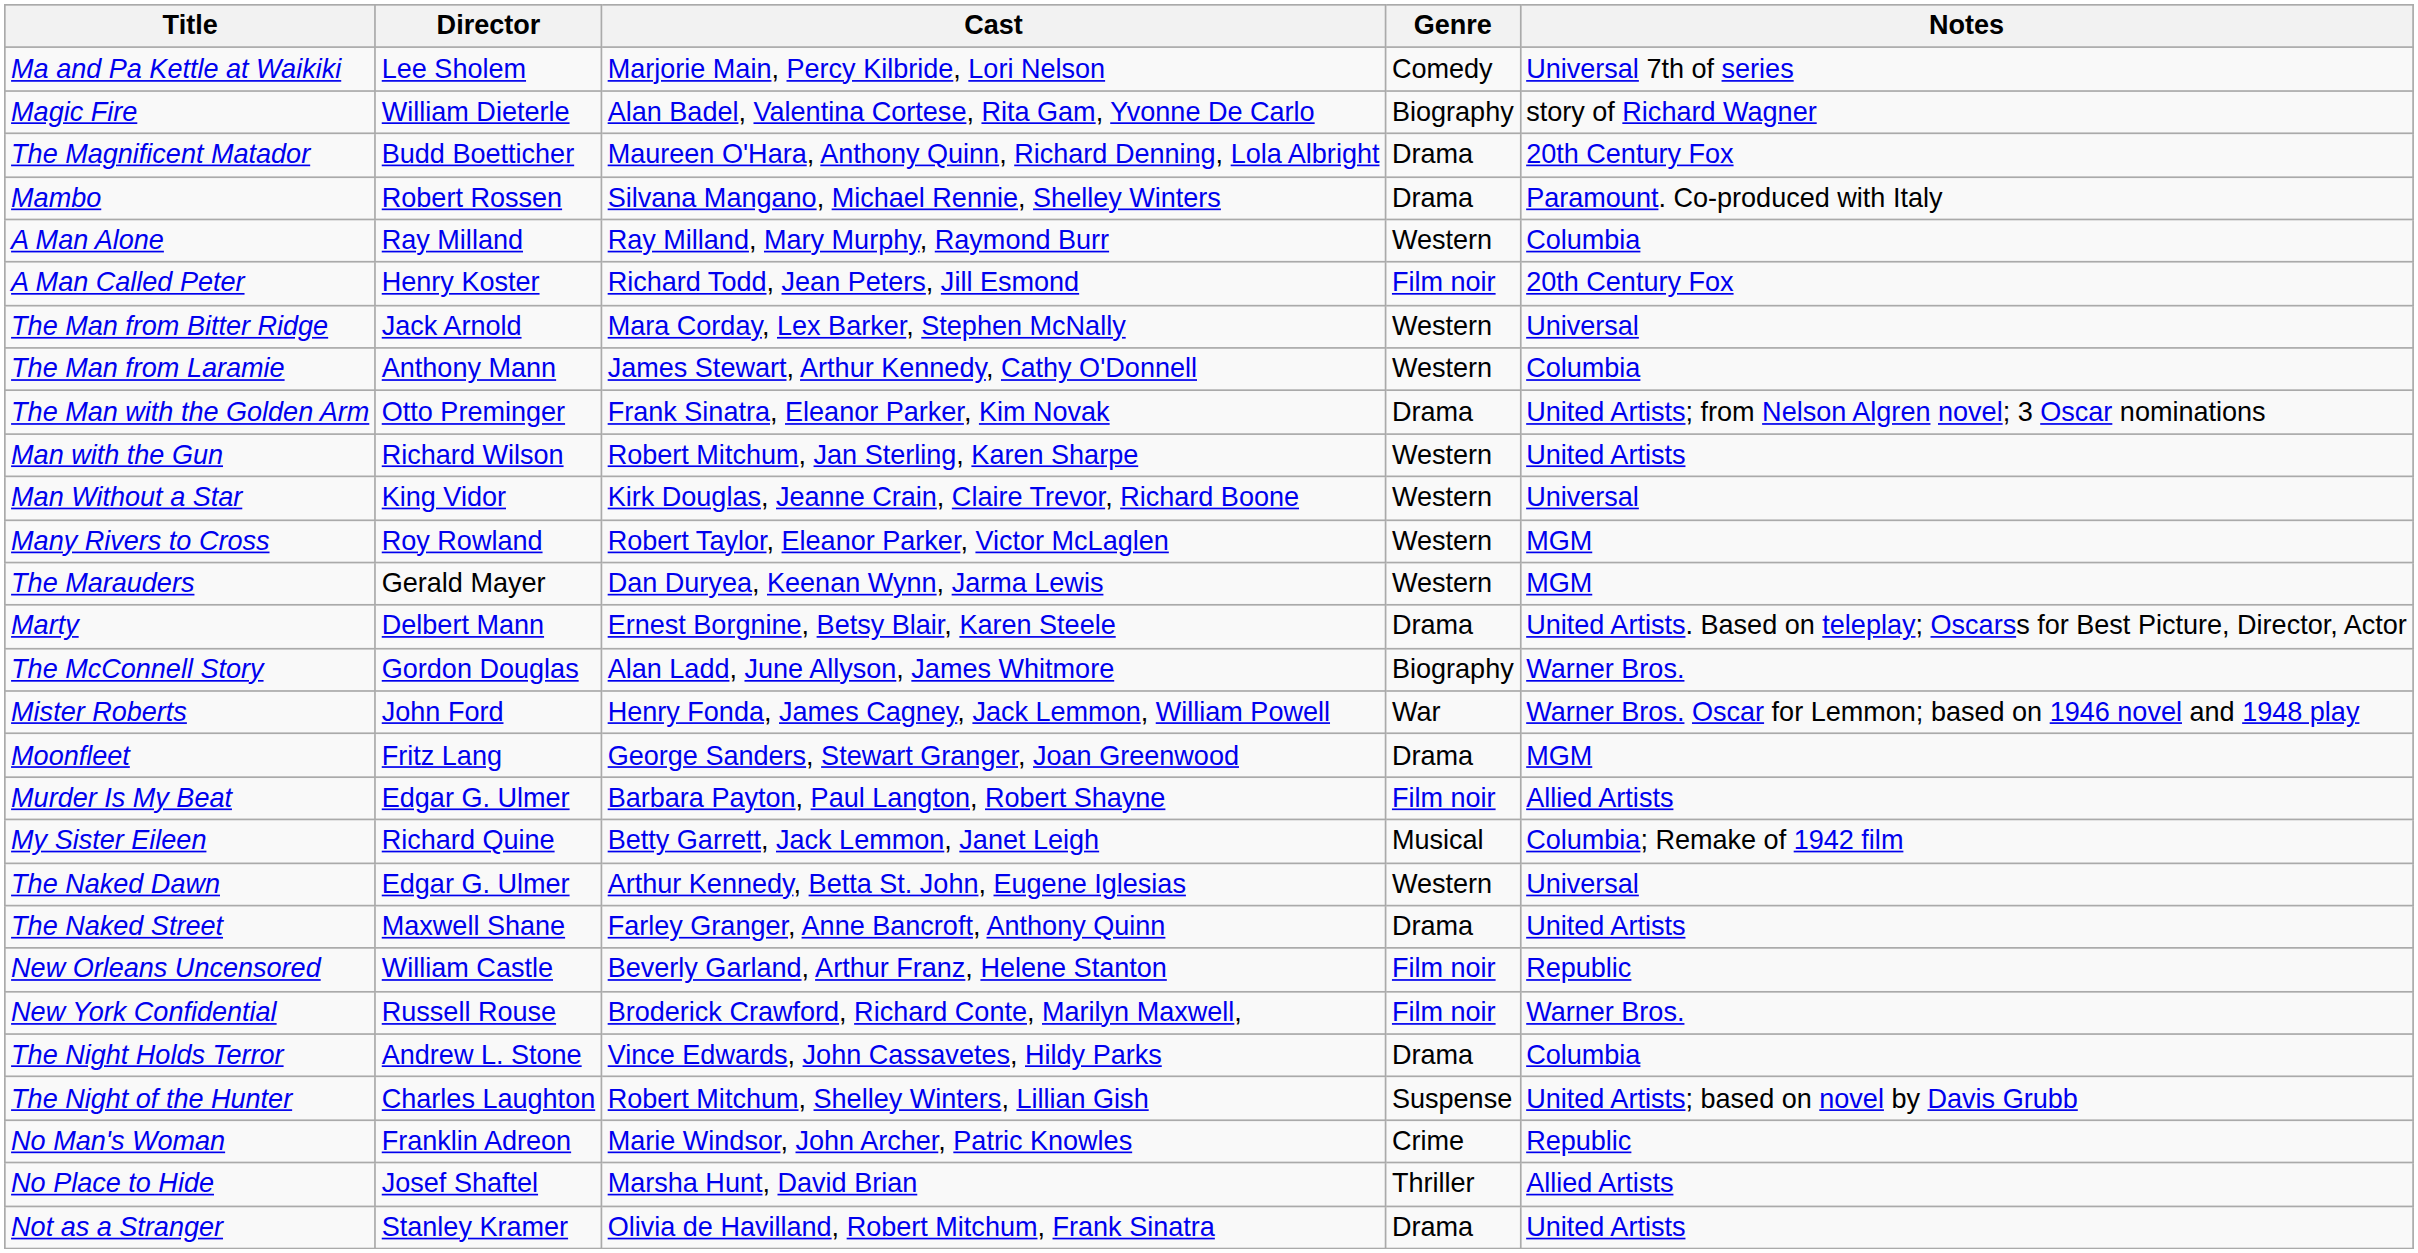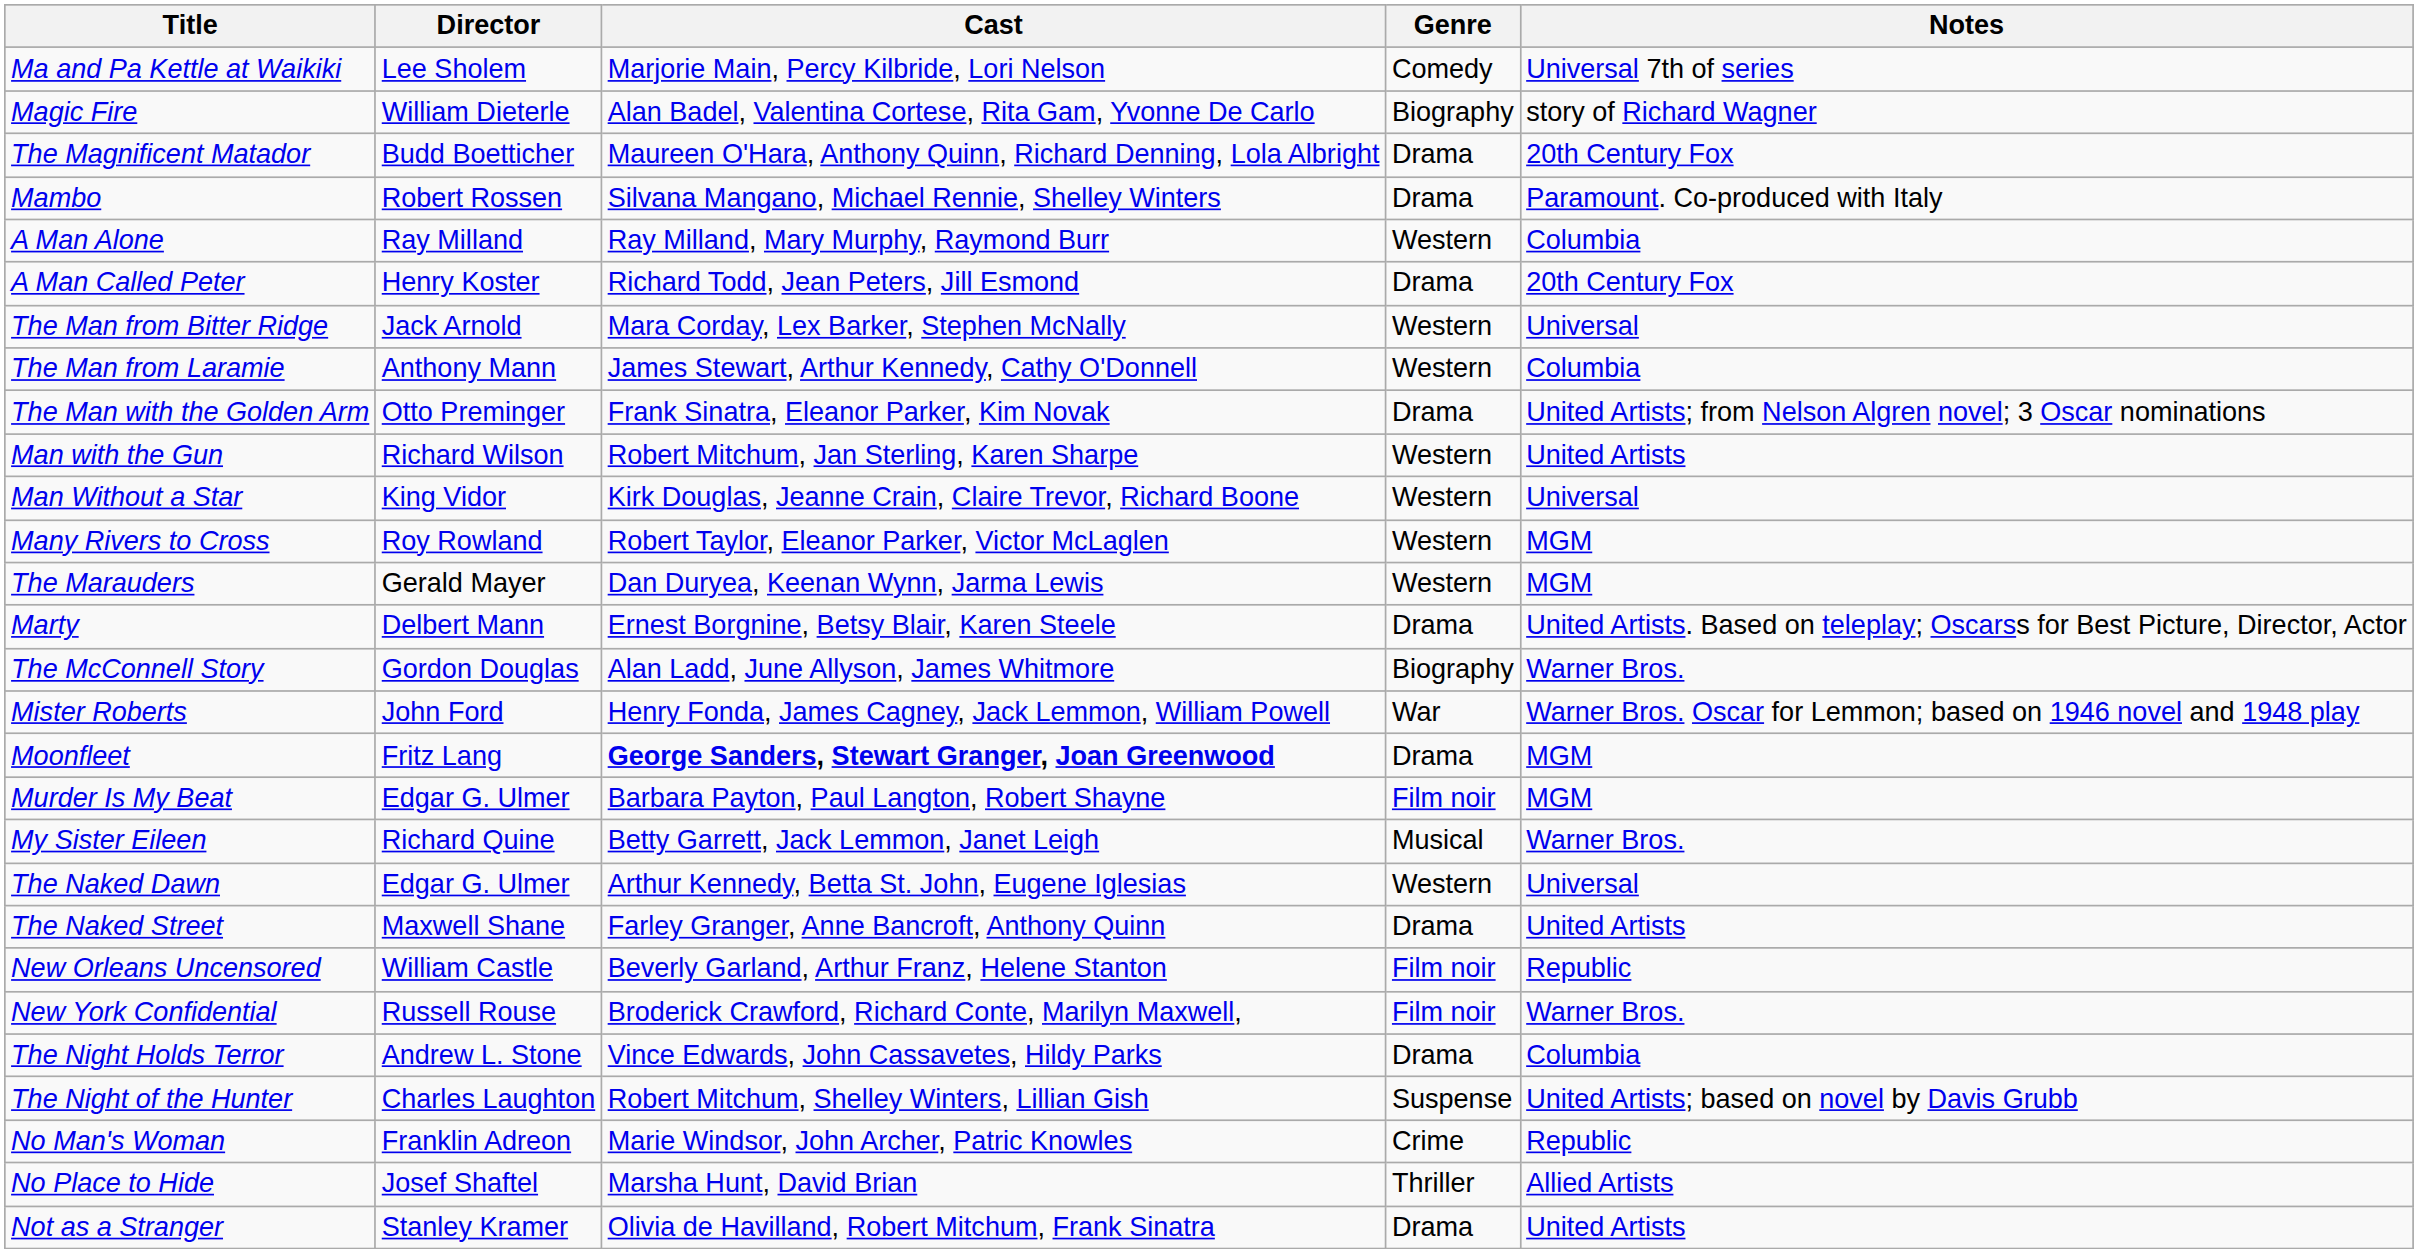(1444, 283) Film noir -> (1433, 283) Drama
(923, 754) normal -> (941, 754) bold
(1600, 797) Allied Artists -> (1559, 797) MGM
(1715, 840) Columbia; Remake of 1942 film -> (1605, 840) Warner Bros.
